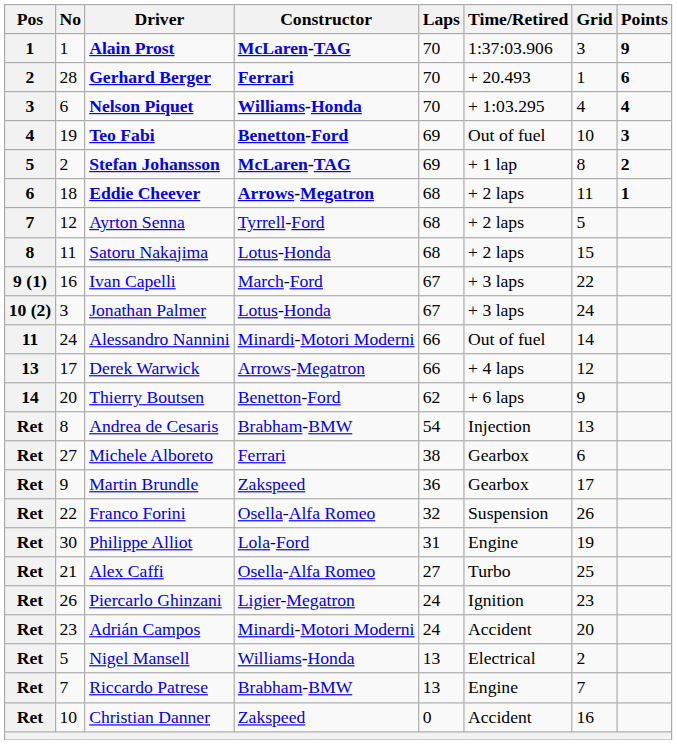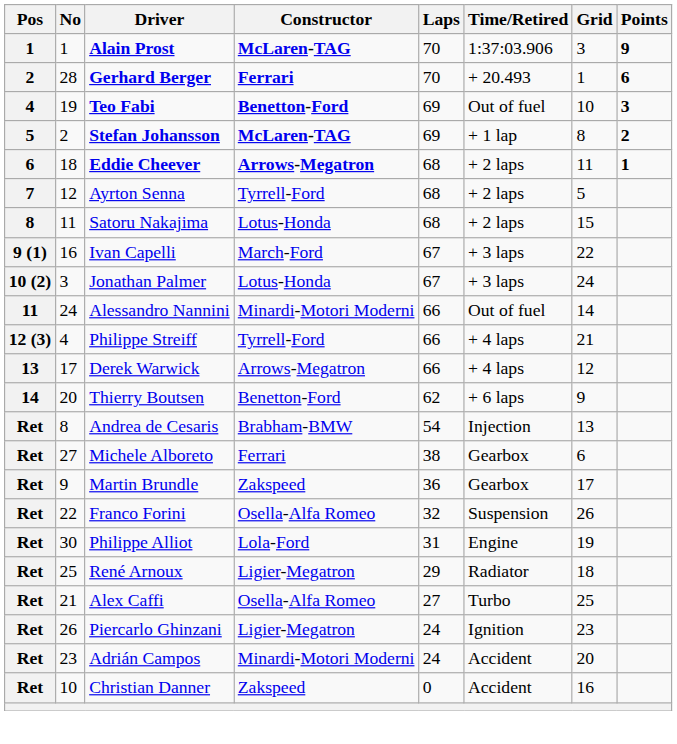- row: (141, 106)
+ row: (143, 339)
+ row: (136, 571)
- row: (139, 658)
- row: (149, 687)
